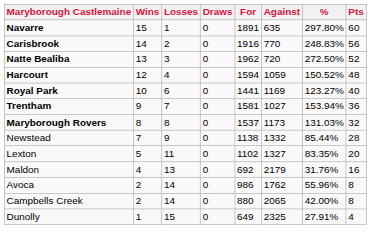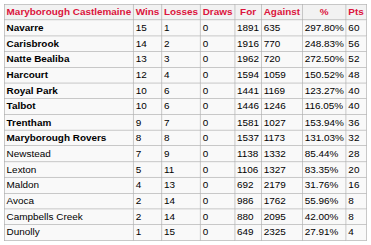+ row: (21, 106)
(248, 153) 1102 -> (248, 169) 1106
(275, 201) 2065 -> (275, 216) 2095
